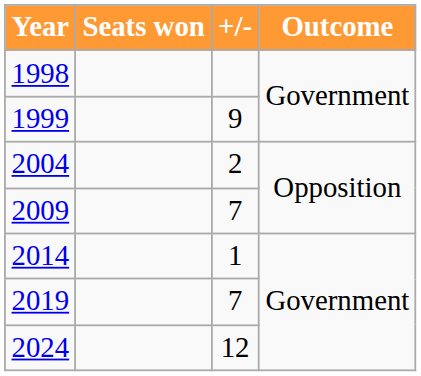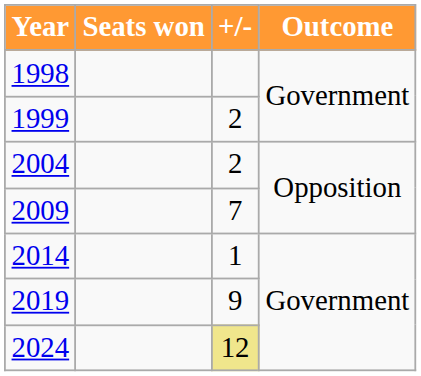(235, 118) 9 -> (235, 118) 2
(235, 301) 7 -> (235, 301) 9
(235, 347) no background -> (235, 347) khaki background
